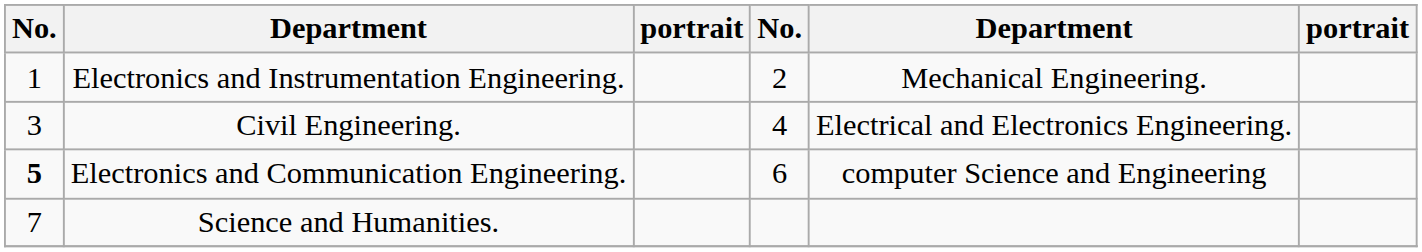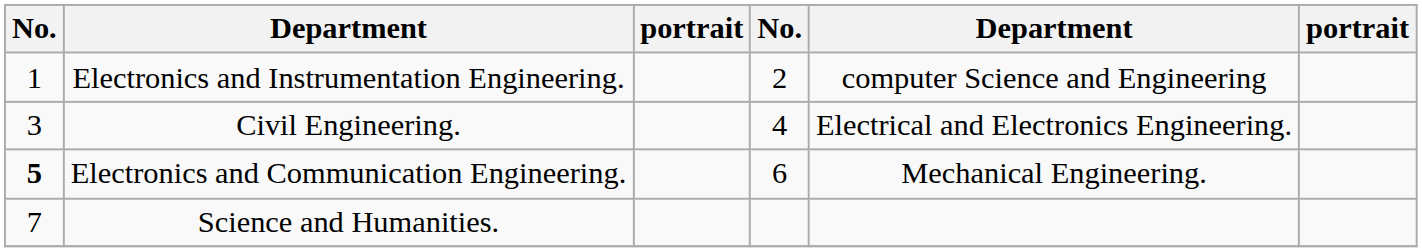(1054, 76) Mechanical Engineering. -> (1054, 76) computer Science and Engineering
(1054, 173) computer Science and Engineering -> (1054, 173) Mechanical Engineering.
